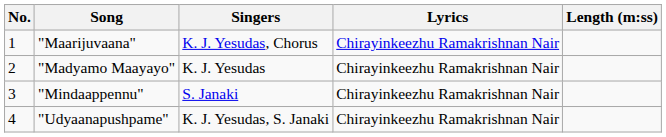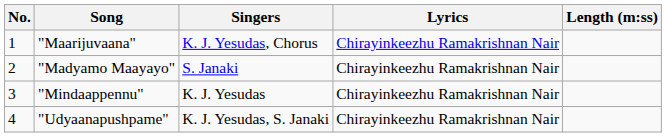(224, 68) K. J. Yesudas -> (210, 68) S. Janaki
(210, 94) S. Janaki -> (224, 94) K. J. Yesudas
